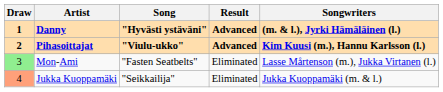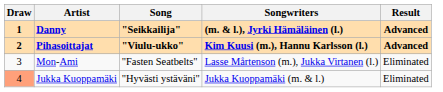columns swapped: (349, 12) <-> (235, 12)
(164, 29) "Hyvästi ystäväni" -> (151, 29) "Seikkailija"
(19, 62) lightgreen background -> (19, 62) no background
(148, 78) "Seikkailija" -> (161, 78) "Hyvästi ystäväni"
